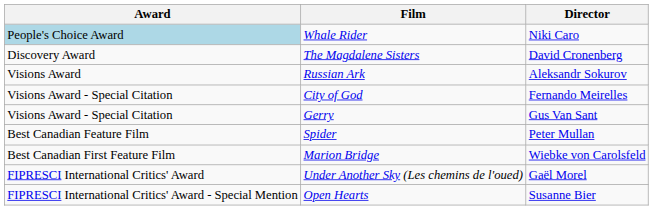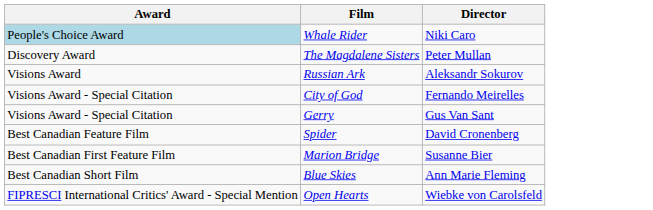(576, 54) David Cronenberg -> (458, 54) Peter Mullan
(562, 134) Peter Mullan -> (472, 134) David Cronenberg
(587, 154) Wiebke von Carolsfeld -> (459, 154) Susanne Bier
+ row: (330, 174)
- row: (413, 174)
(562, 194) Susanne Bier -> (484, 194) Wiebke von Carolsfeld
